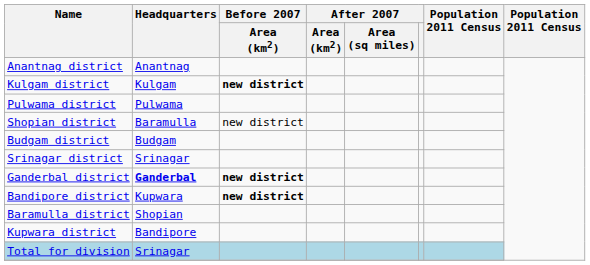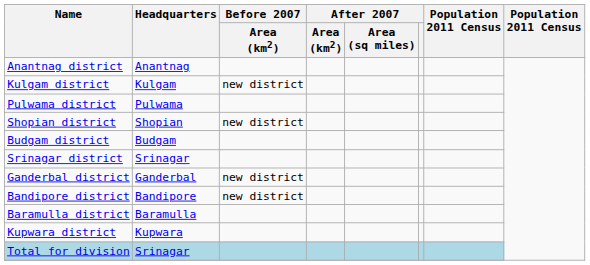(263, 85) bold -> (263, 85) normal
(166, 122) Baramulla -> (159, 122) Shopian
(166, 177) bold -> (166, 177) normal
(263, 177) bold -> (263, 177) normal
(159, 195) Kupwara -> (166, 195) Bandipore
(263, 195) bold -> (263, 195) normal
(159, 214) Shopian -> (166, 214) Baramulla
(166, 232) Bandipore -> (159, 232) Kupwara
